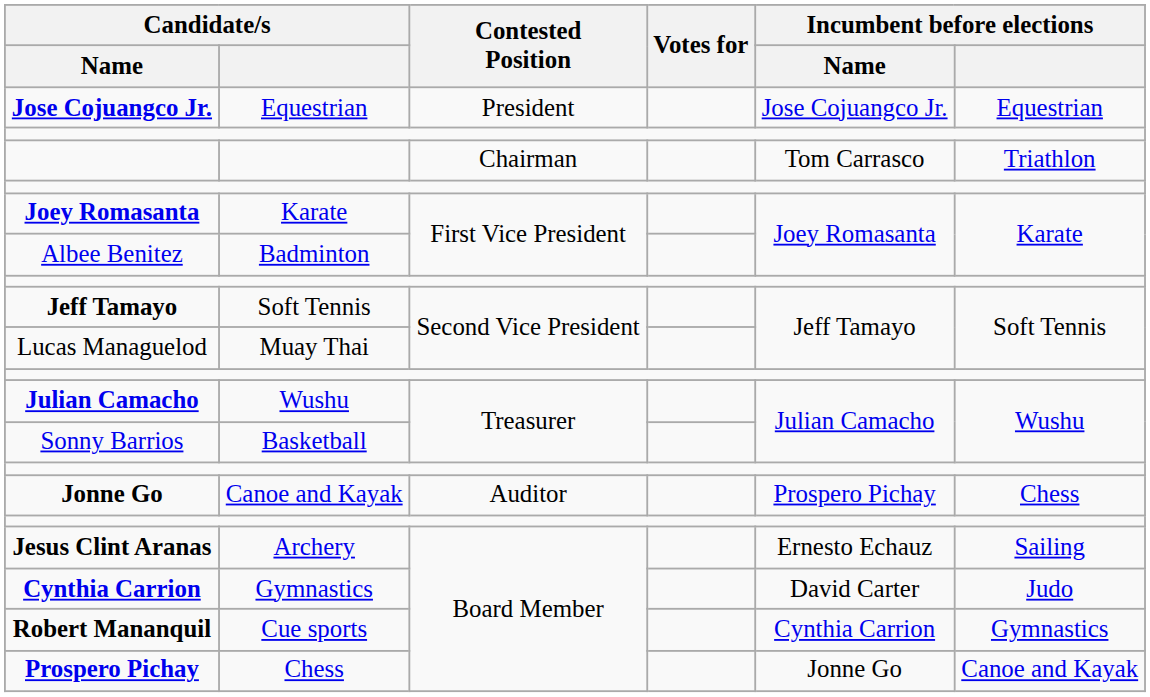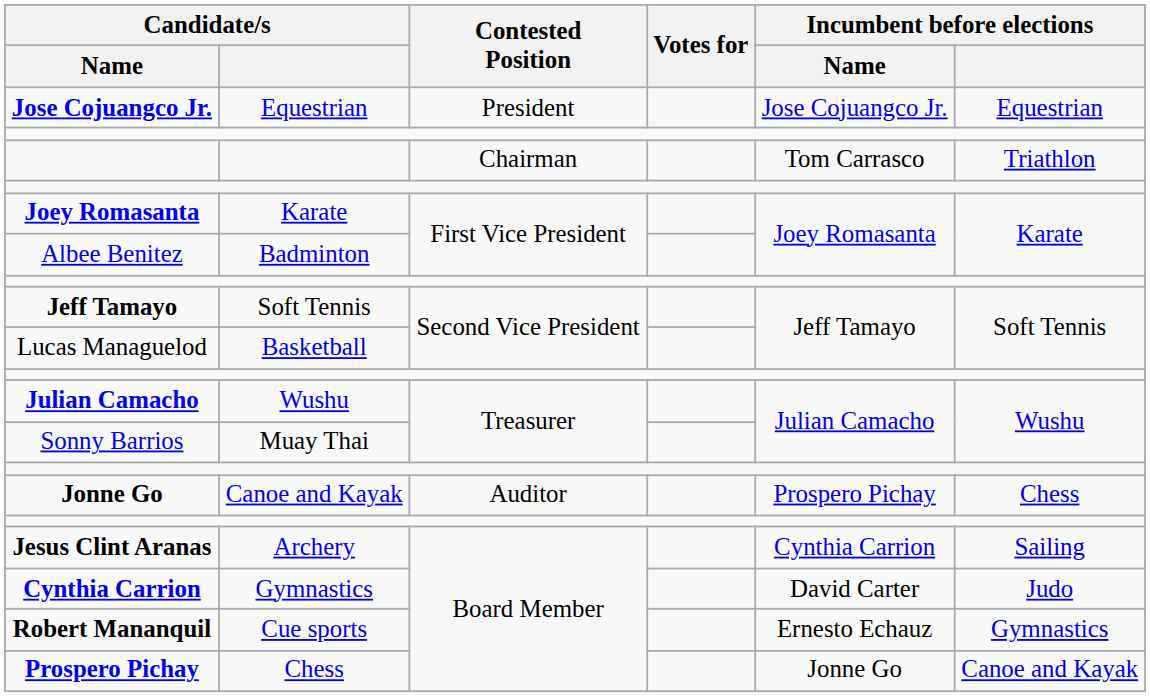(314, 347) Muay Thai -> (314, 347) Basketball
(314, 441) Basketball -> (314, 441) Muay Thai
(855, 546) Ernesto Echauz -> (855, 546) Cynthia Carrion
(855, 629) Cynthia Carrion -> (855, 629) Ernesto Echauz
